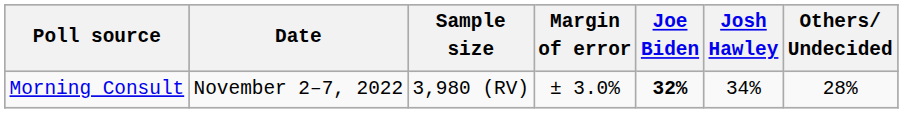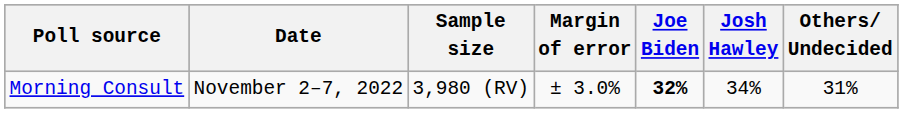(840, 88) 28% -> (840, 88) 31%
